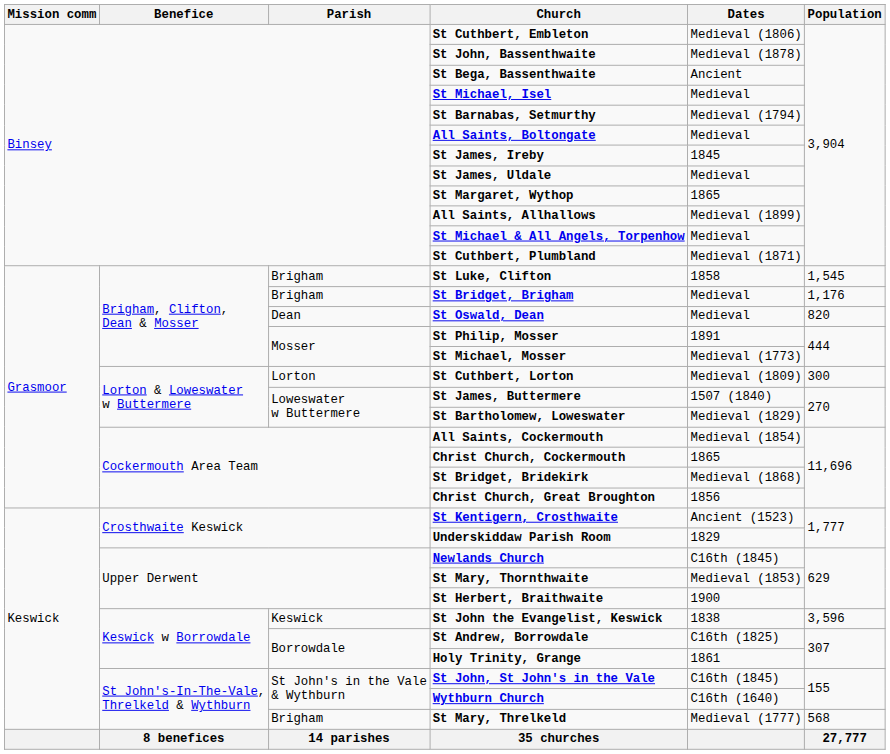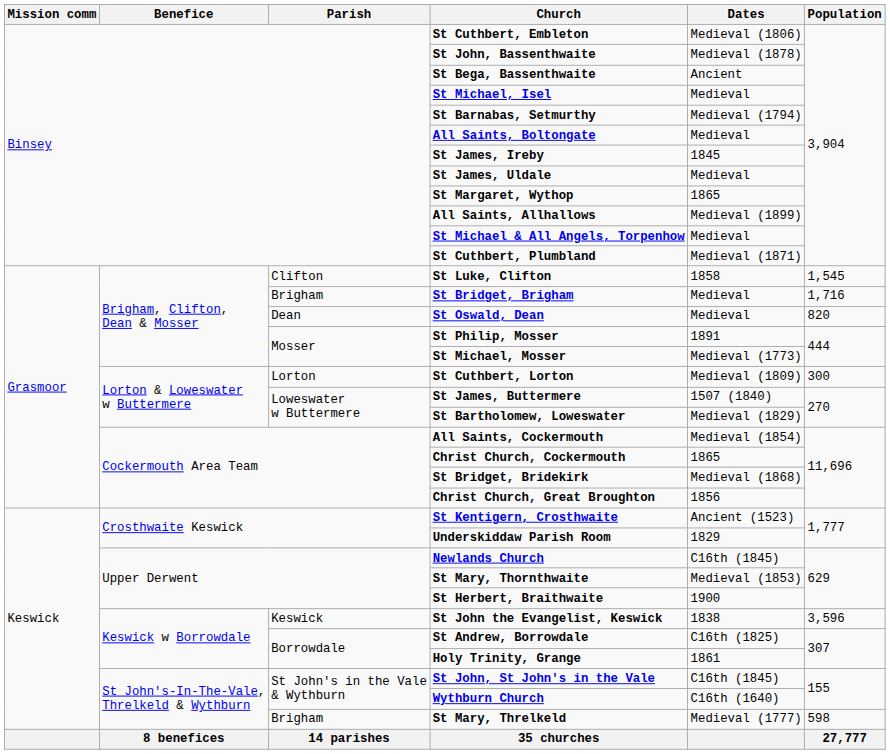(297, 276) Brigham -> (297, 276) Clifton
(826, 296) 1,176 -> (826, 296) 1,716
(819, 719) 568 -> (819, 719) 598
